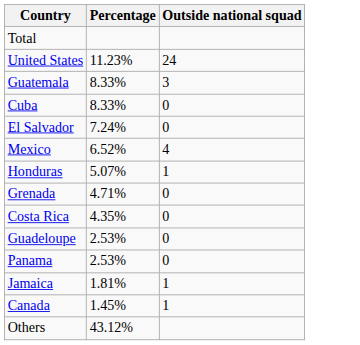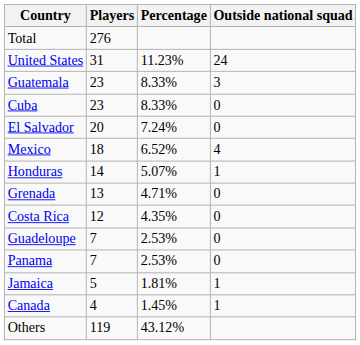+ column: (112, 15)
